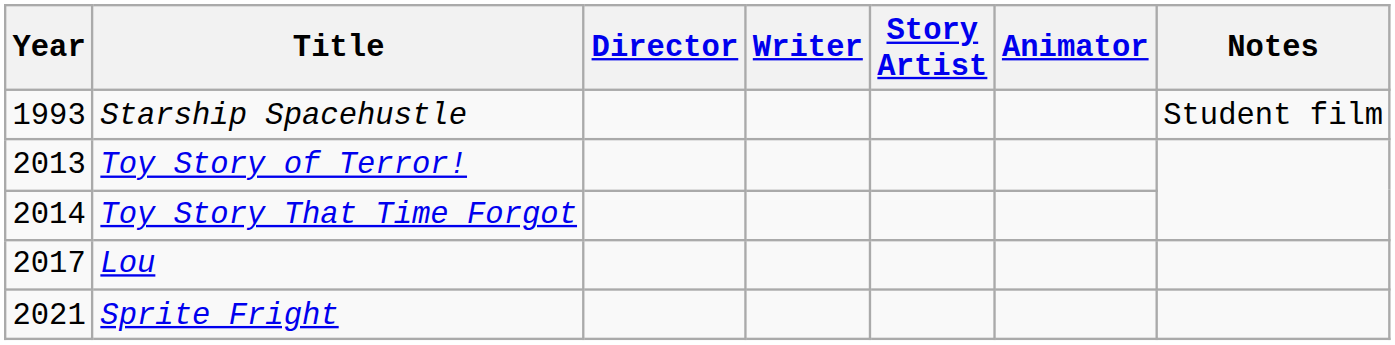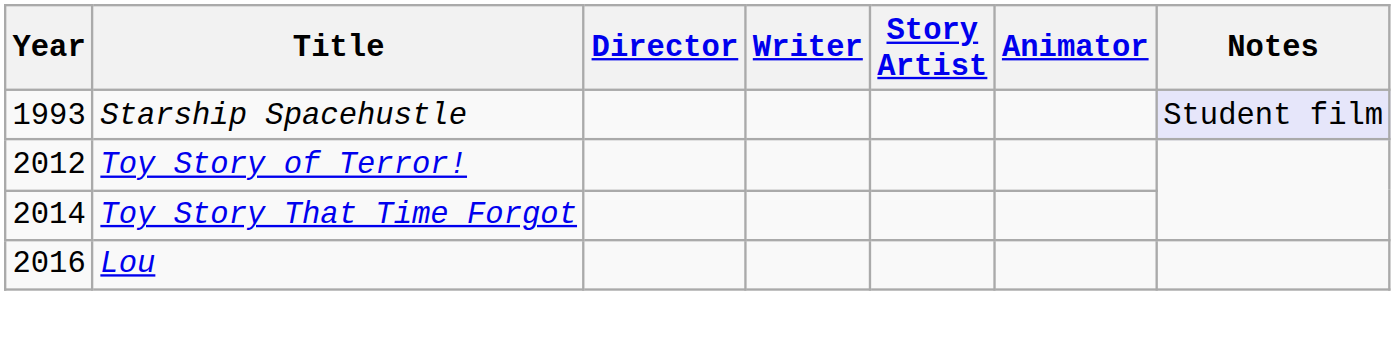(1273, 115) no background -> (1273, 115) lavender background
(49, 165) 2013 -> (49, 165) 2012
(49, 264) 2017 -> (49, 264) 2016
- row: (220, 314)
